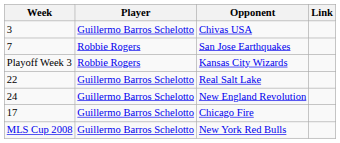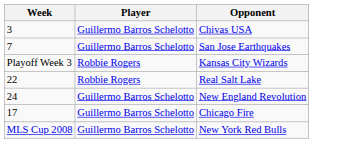- column: (322, 12)
(109, 46) Robbie Rogers -> (136, 46) Guillermo Barros Schelotto
(136, 79) Guillermo Barros Schelotto -> (109, 79) Robbie Rogers
